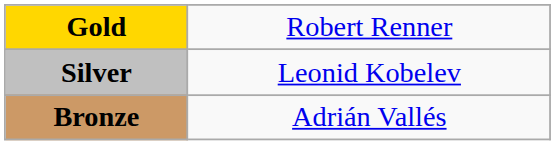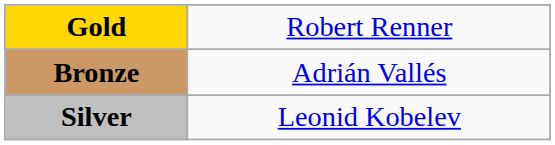rows swapped: (96, 71) <-> (96, 116)
